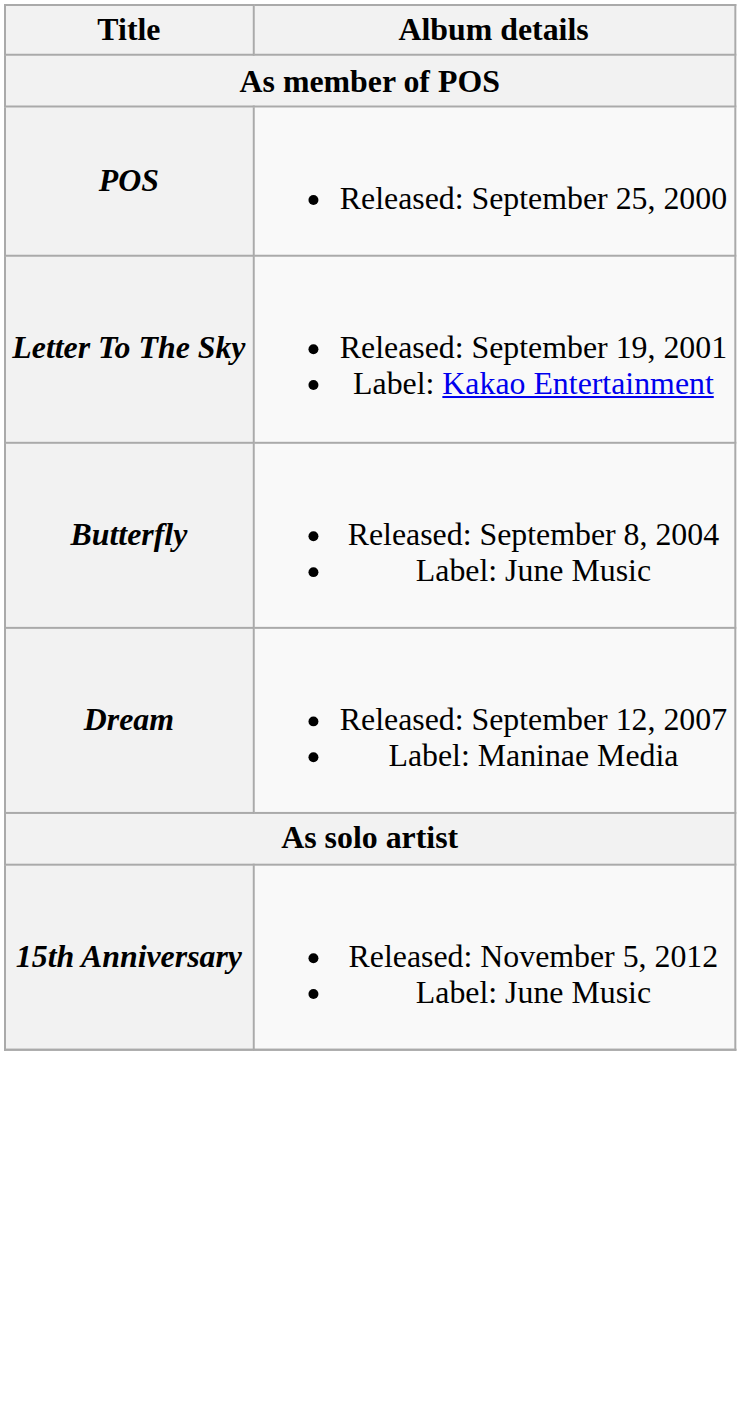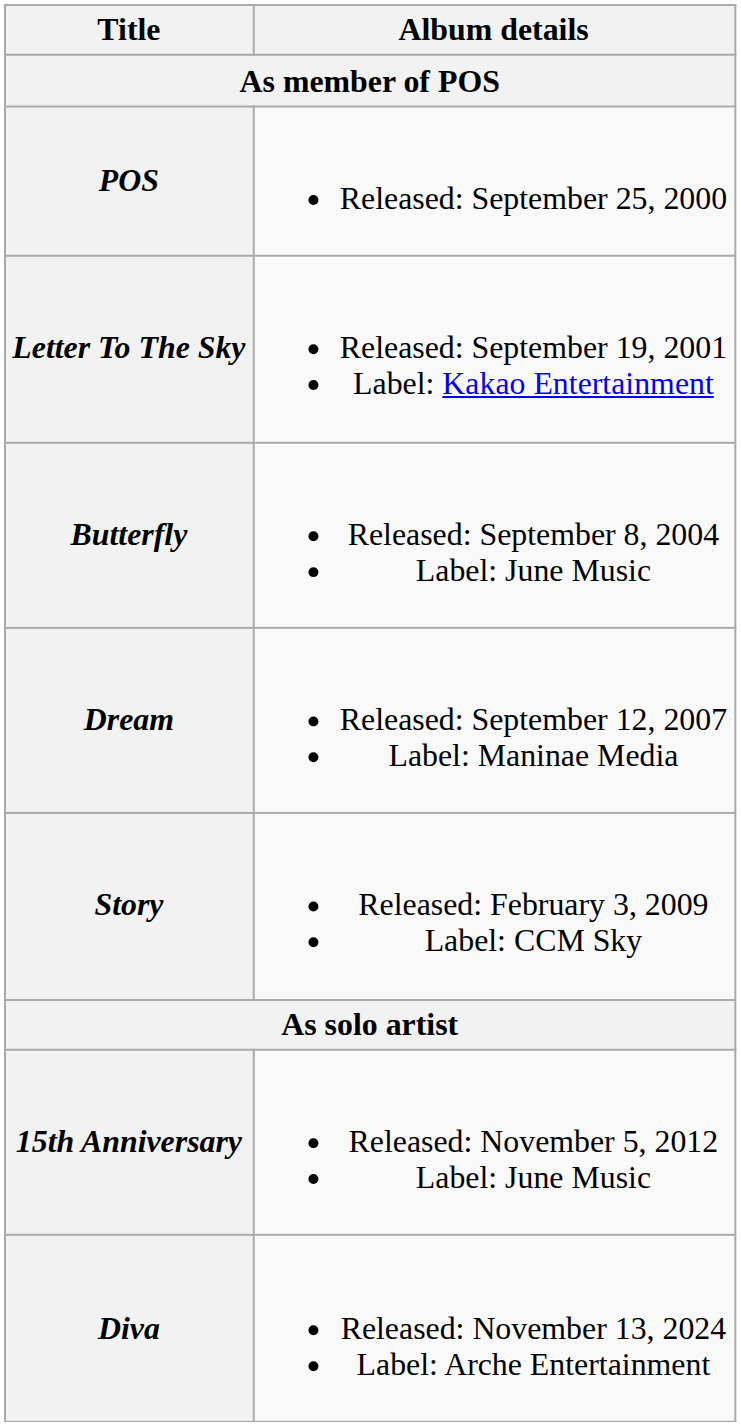+ row: (129, 905)
+ row: (129, 1327)
